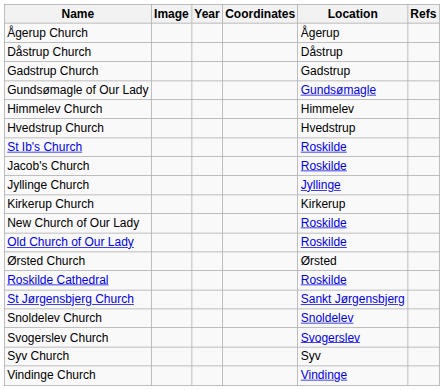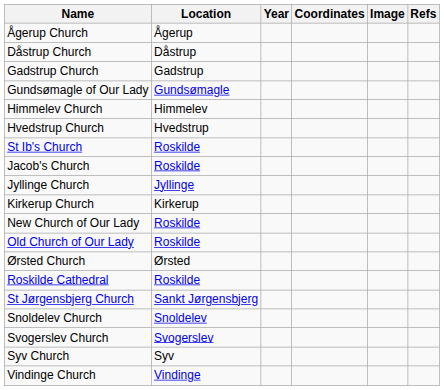columns swapped: (353, 14) <-> (171, 14)
